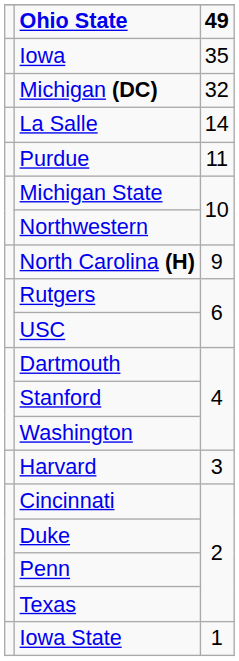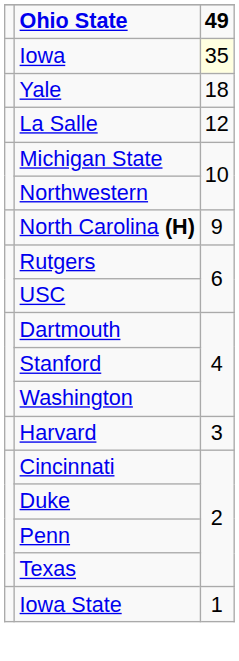(217, 55) no background -> (217, 55) lightyellow background
- row: (89, 90)
+ row: (40, 90)
(217, 124) 14 -> (217, 124) 12
- row: (54, 158)
